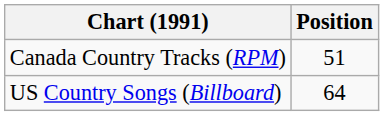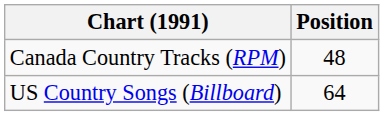(334, 57) 51 -> (334, 57) 48
